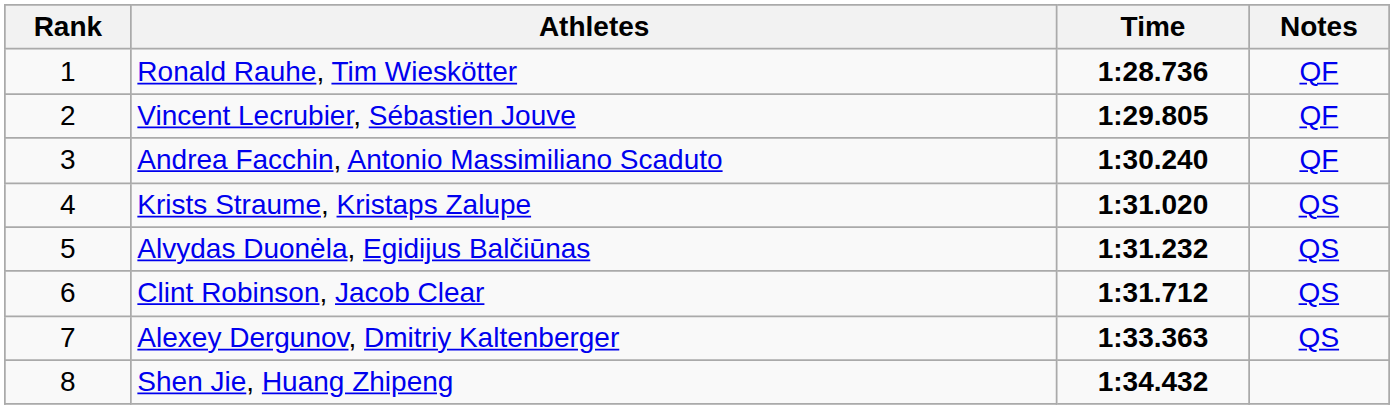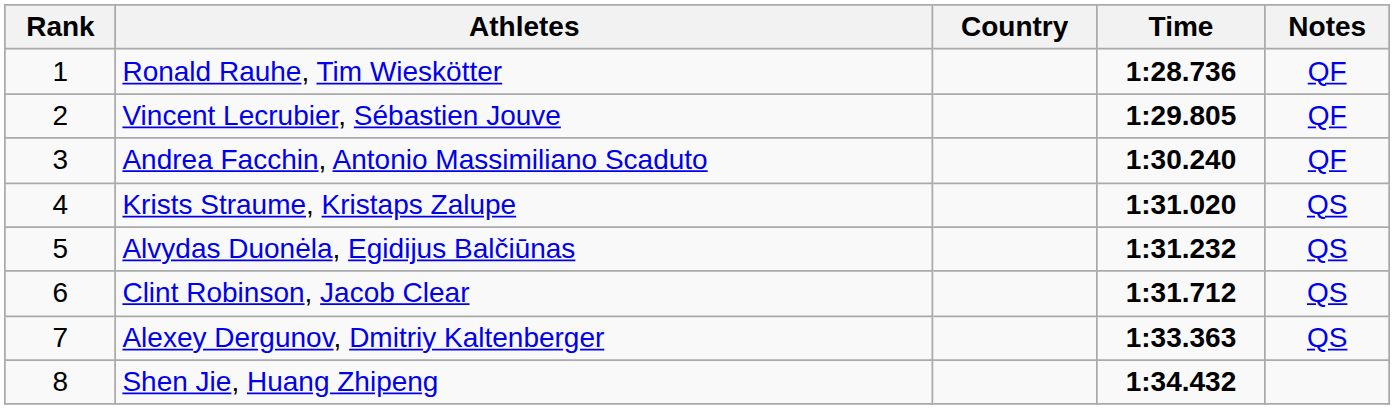+ column: (1015, 26)
